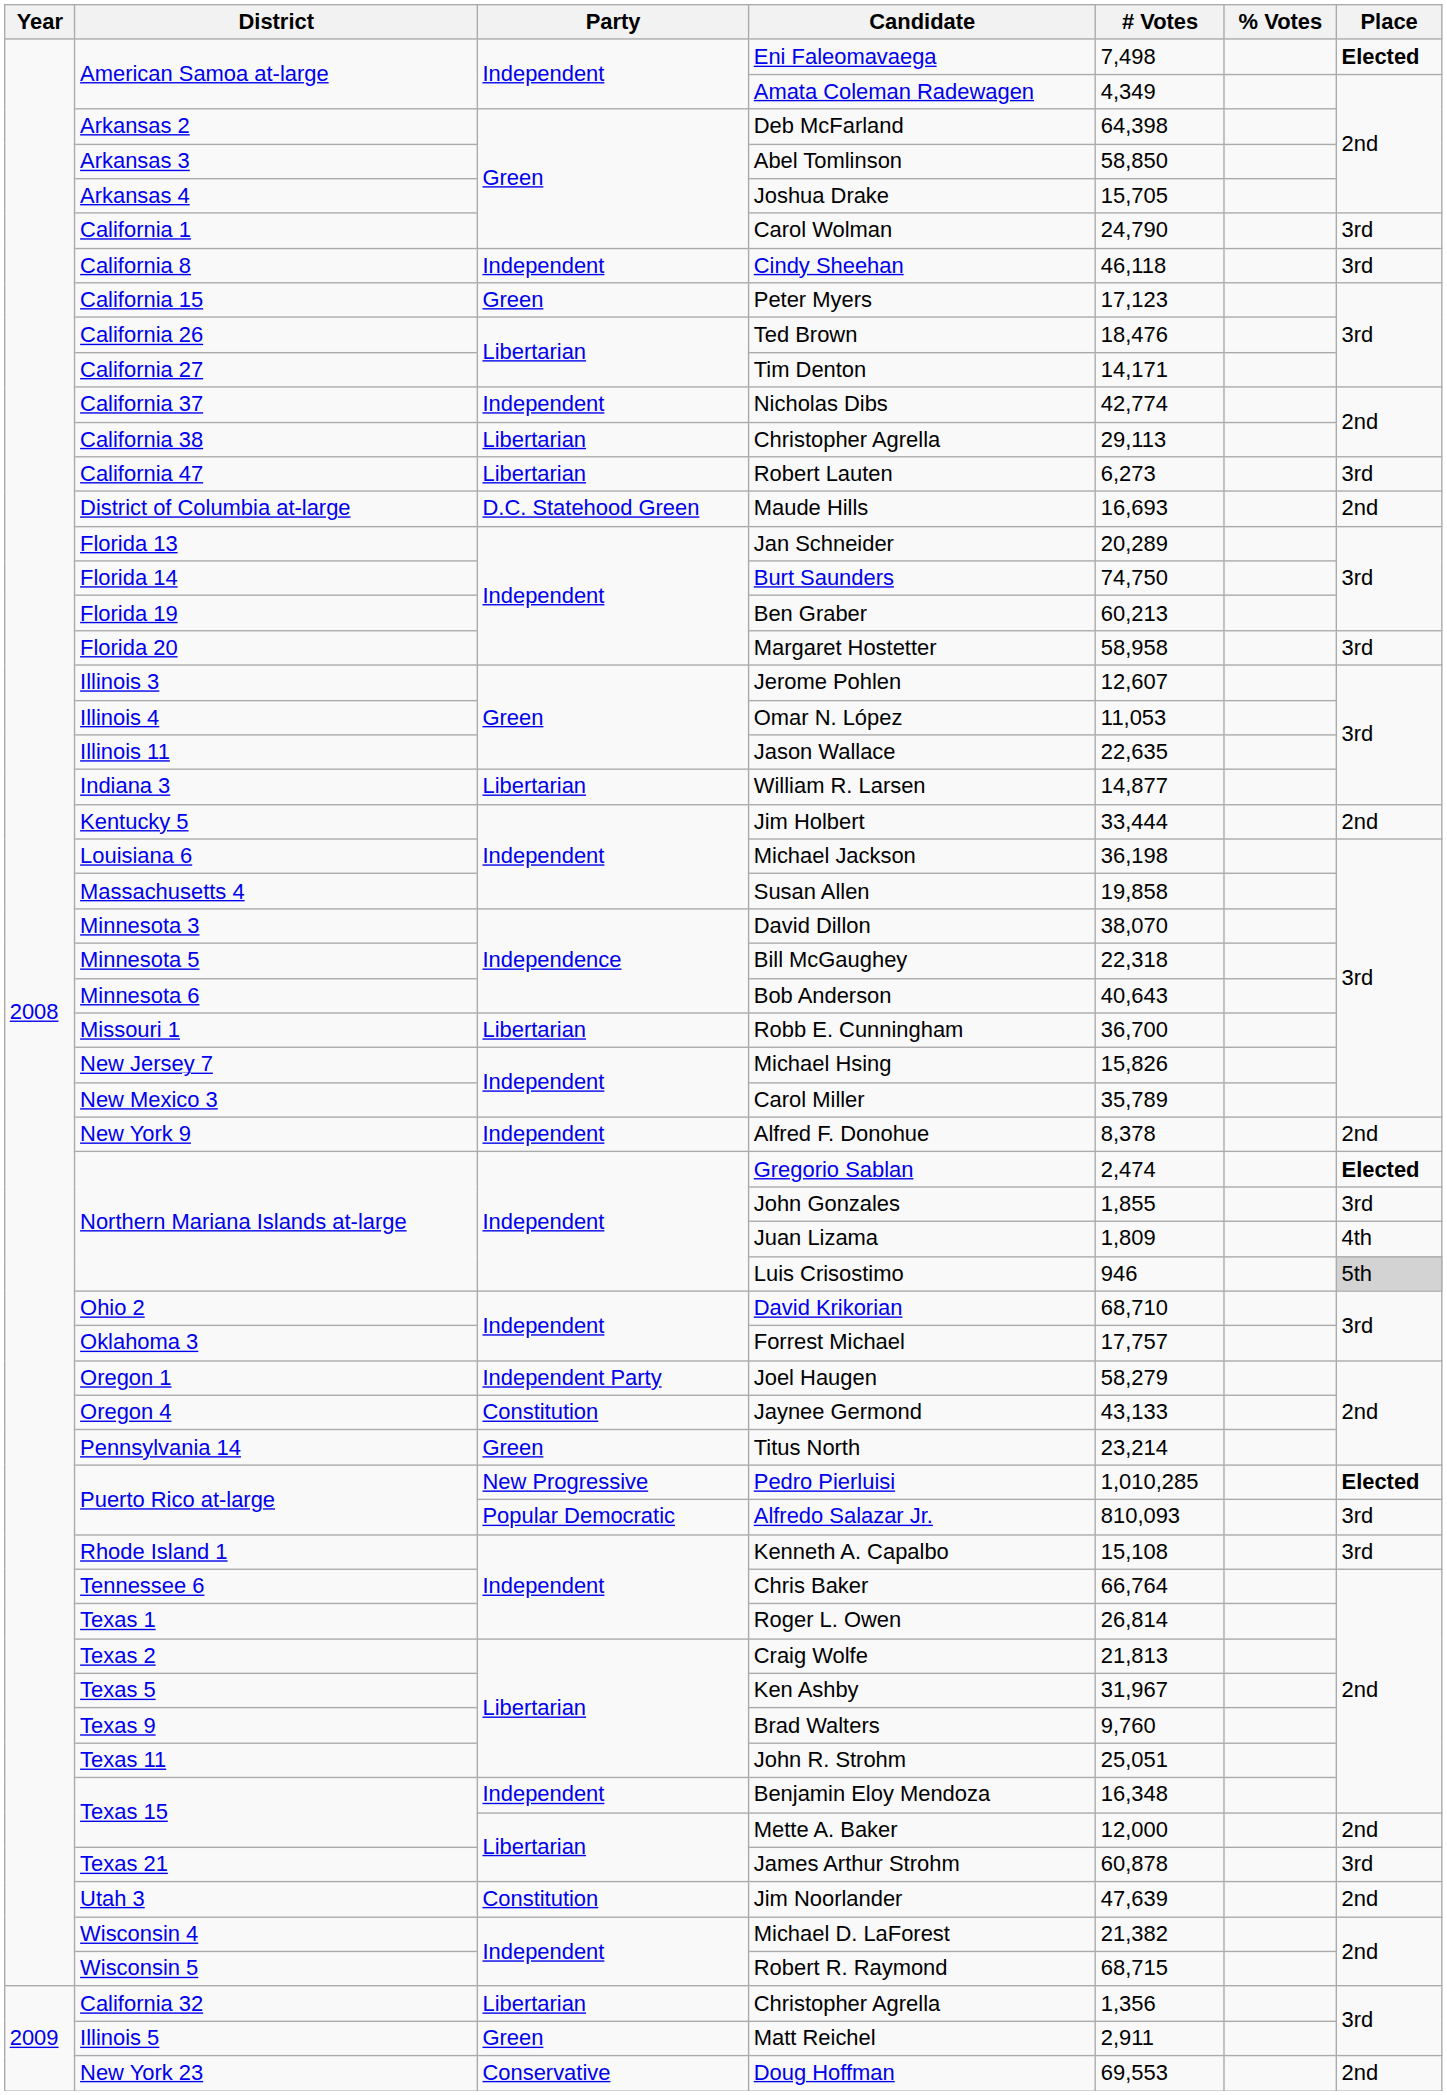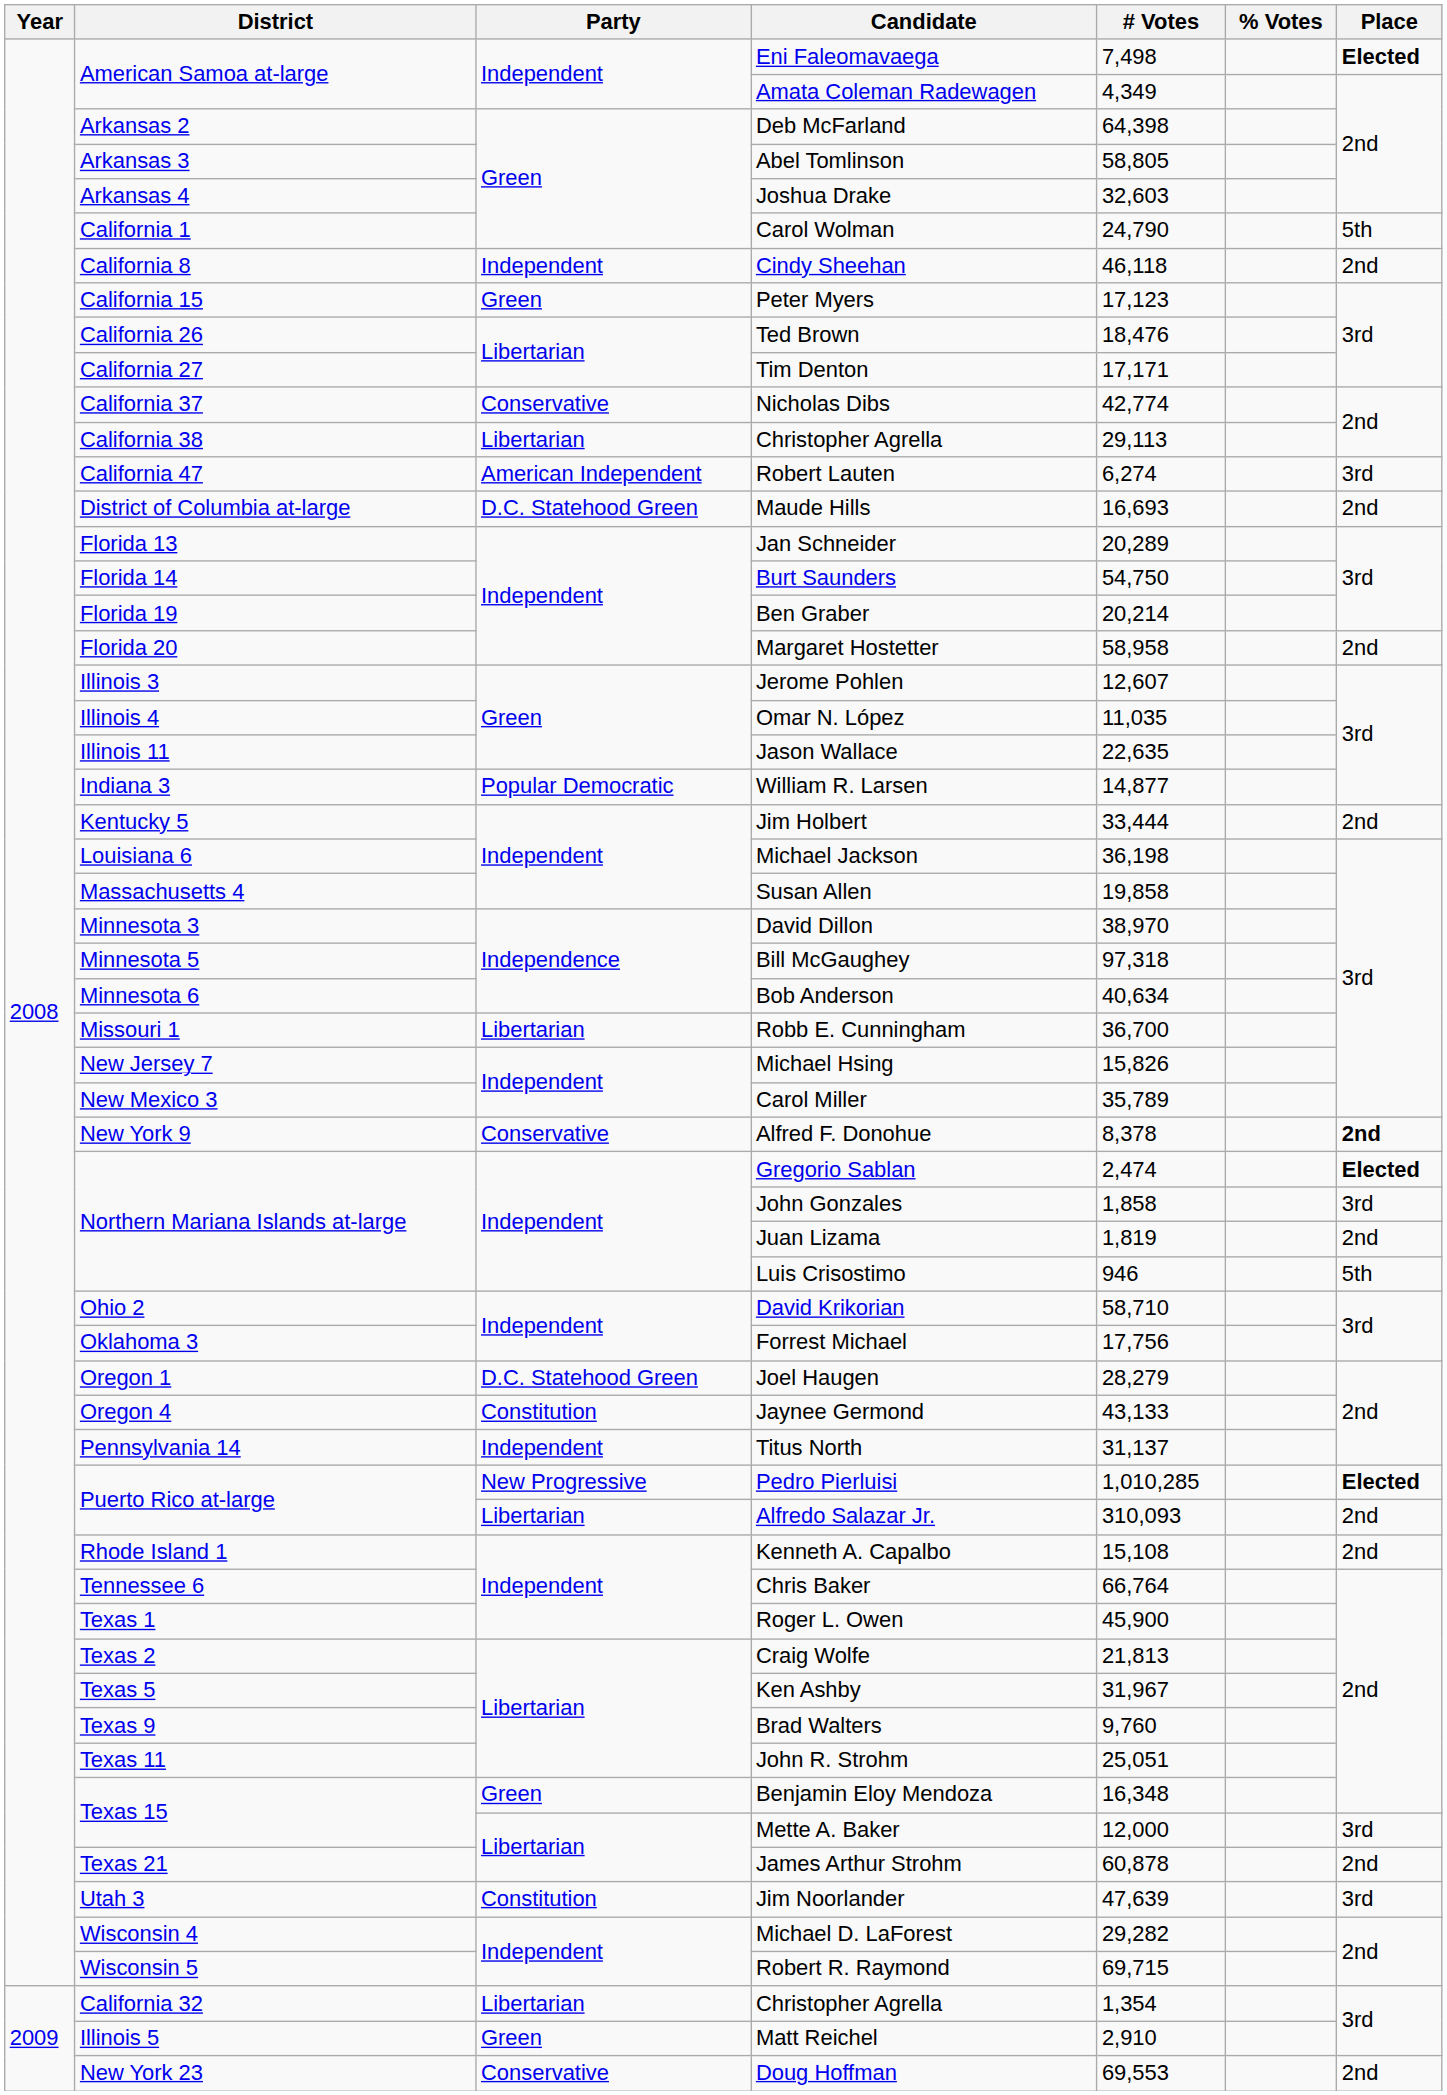(1134, 160) 58,850 -> (1135, 160) 58,805
(1134, 195) 15,705 -> (1135, 195) 32,603
(1357, 230) 3rd -> (1357, 230) 5th
(1357, 265) 3rd -> (1360, 265) 2nd
(1134, 369) 14,171 -> (1135, 369) 17,171
(543, 404) Independent -> (545, 404) Conservative
(534, 473) Libertarian -> (591, 473) American Independent
(1128, 473) 6,273 -> (1129, 473) 6,274
(1134, 578) 74,750 -> (1135, 578) 54,750
(1134, 612) 60,213 -> (1135, 612) 20,214
(1357, 647) 3rd -> (1360, 647) 2nd
(1134, 717) 11,053 -> (1135, 717) 11,035
(534, 786) Libertarian -> (577, 786) Popular Democratic
(1134, 925) 38,070 -> (1135, 925) 38,970
(1134, 960) 22,318 -> (1135, 960) 97,318
(1134, 995) 40,643 -> (1135, 995) 40,634
(543, 1134) Independent -> (545, 1134) Conservative
(1360, 1134) normal -> (1361, 1134) bold
(1128, 1203) 1,855 -> (1129, 1203) 1,858
(1128, 1238) 1,809 -> (1129, 1238) 1,819
(1357, 1238) 4th -> (1360, 1238) 2nd
(1357, 1273) lightgrey background -> (1357, 1273) no background
(1134, 1308) 68,710 -> (1135, 1308) 58,710
(1134, 1342) 17,757 -> (1135, 1342) 17,756
(572, 1377) Independent Party -> (589, 1377) D.C. Statehood Green
(1134, 1377) 58,279 -> (1135, 1377) 28,279
(513, 1447) Green -> (542, 1447) Independent
(1134, 1447) 23,214 -> (1135, 1447) 31,137
(579, 1516) Popular Democratic -> (533, 1516) Libertarian
(1140, 1516) 810,093 -> (1142, 1516) 310,093
(1357, 1516) 3rd -> (1360, 1516) 2nd
(1357, 1551) 3rd -> (1360, 1551) 2nd
(1134, 1621) 26,814 -> (1135, 1621) 45,900
(543, 1794) Independent -> (511, 1794) Green
(1360, 1829) 2nd -> (1358, 1829) 3rd
(1357, 1864) 3rd -> (1360, 1864) 2nd
(1360, 1899) 2nd -> (1358, 1899) 3rd
(1134, 1933) 21,382 -> (1135, 1933) 29,282
(1134, 1968) 68,715 -> (1135, 1968) 69,715
(1128, 2003) 1,356 -> (1129, 2003) 1,354
(1127, 2038) 2,911 -> (1129, 2038) 2,910
